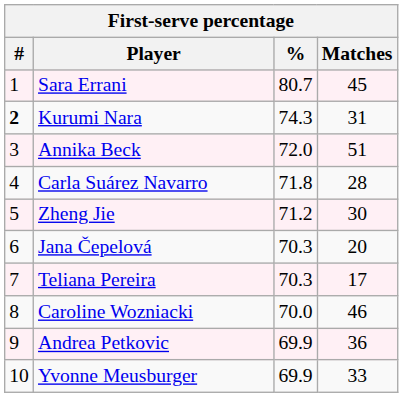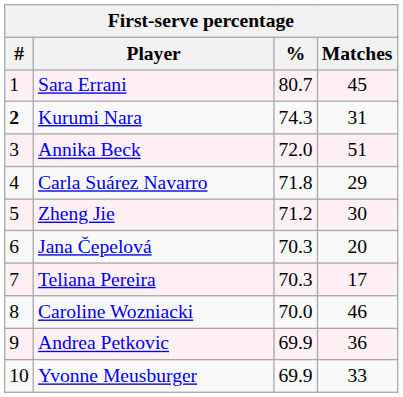(357, 182) 28 -> (357, 182) 29
